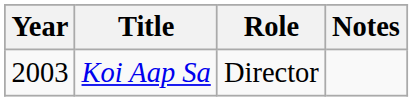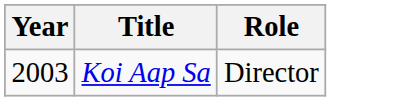- column: (366, 27)
